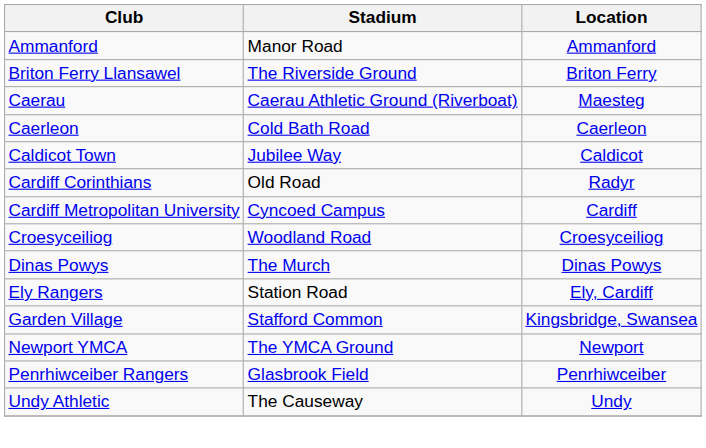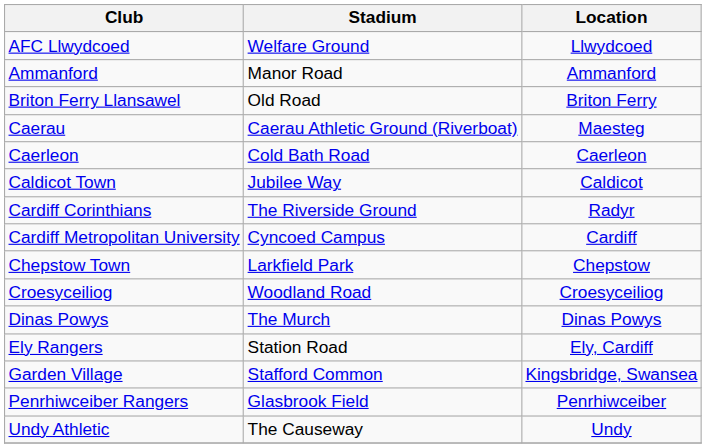+ row: (69, 45)
(332, 73) The Riverside Ground -> (284, 100) Old Road
(284, 182) Old Road -> (332, 210) The Riverside Ground
+ row: (69, 264)
- row: (68, 347)
